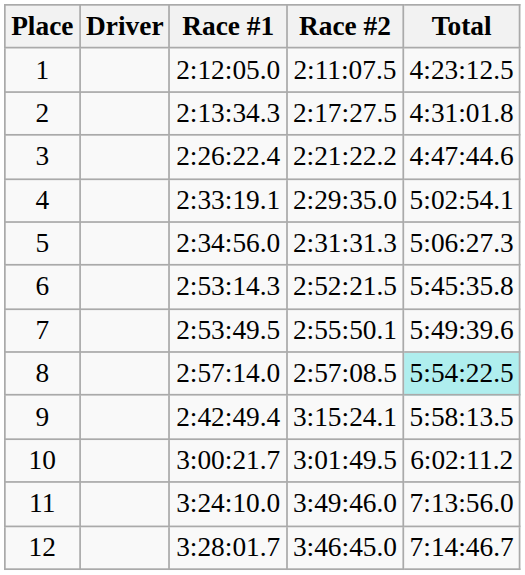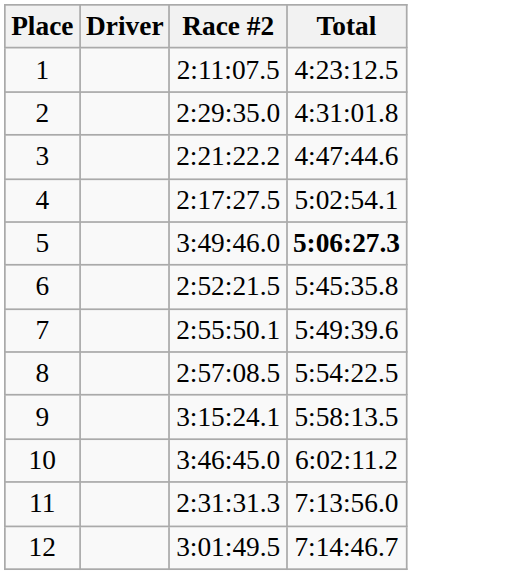- column: (228, 26)
(345, 112) 2:17:27.5 -> (228, 112) 2:29:35.0
(345, 199) 2:29:35.0 -> (228, 199) 2:17:27.5
(345, 243) 2:31:31.3 -> (228, 243) 3:49:46.0
(462, 243) normal -> (346, 243) bold
(462, 373) paleturquoise background -> (346, 373) no background
(345, 460) 3:01:49.5 -> (228, 460) 3:46:45.0
(345, 503) 3:49:46.0 -> (228, 503) 2:31:31.3
(345, 546) 3:46:45.0 -> (228, 546) 3:01:49.5
